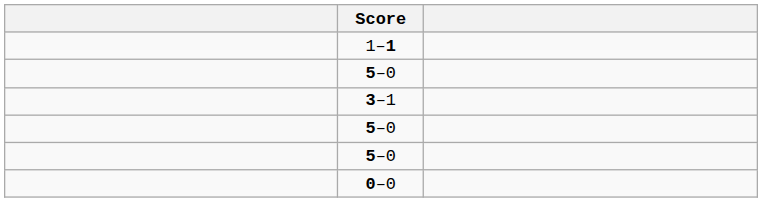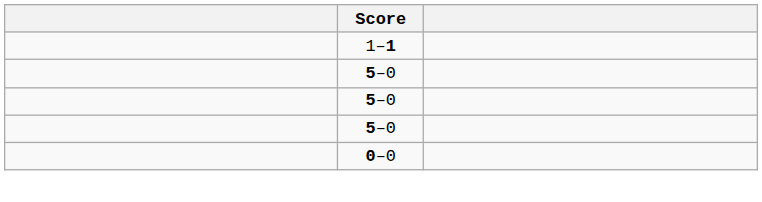- row: (171, 101)
